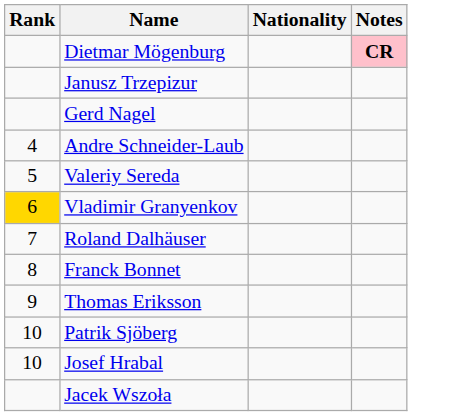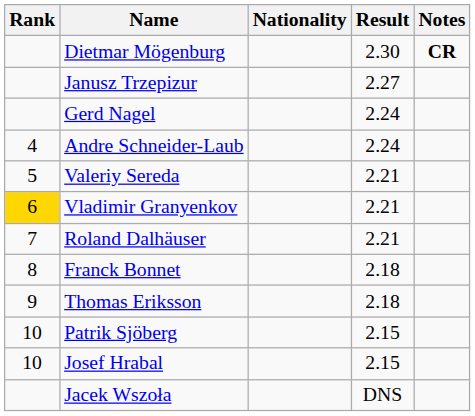+ column: (383, 20)
(379, 51) pink background -> (442, 51) no background
